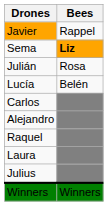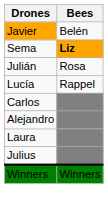(77, 31) Rappel -> (74, 31) Belén
(74, 84) Belén -> (77, 84) Rappel
- row: (25, 137)
